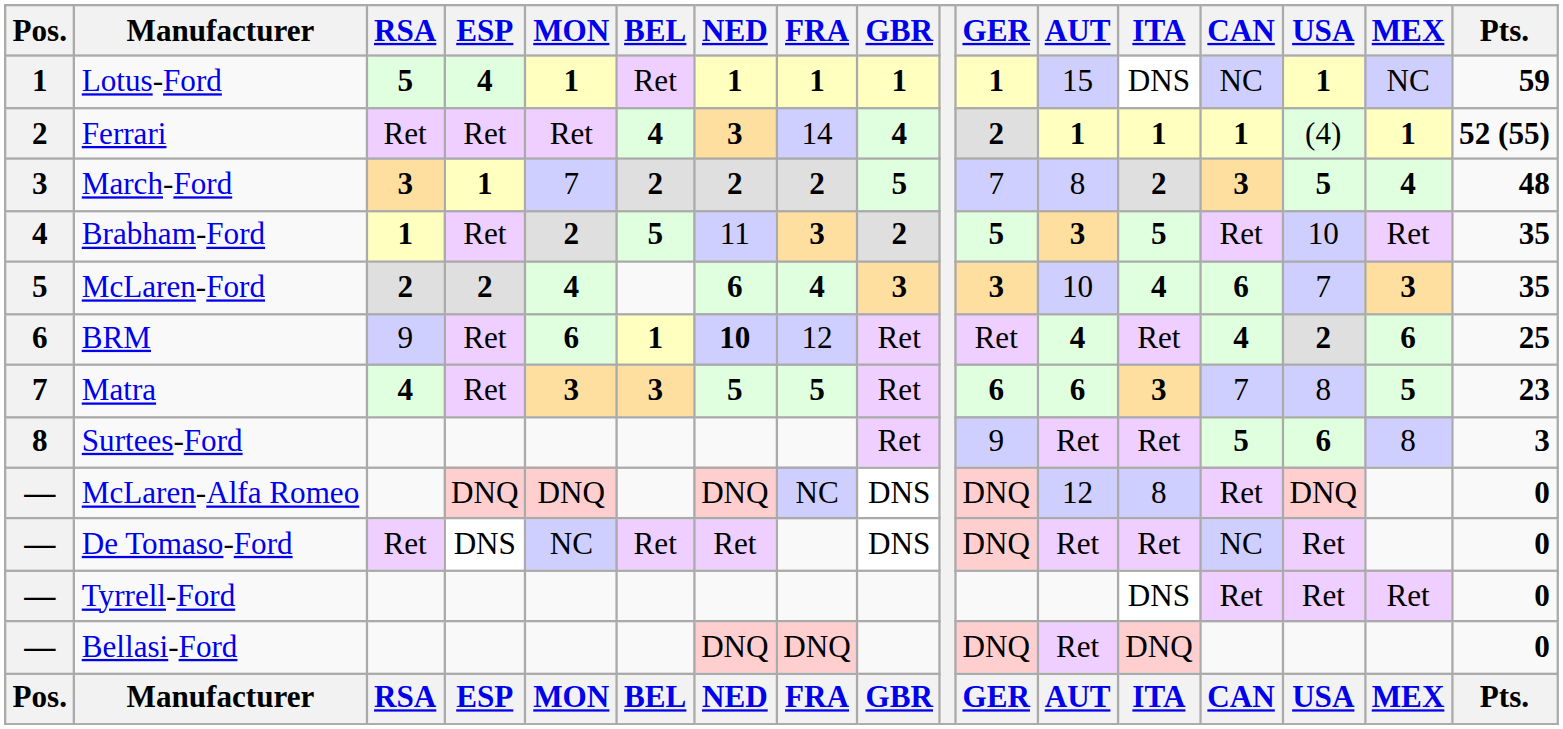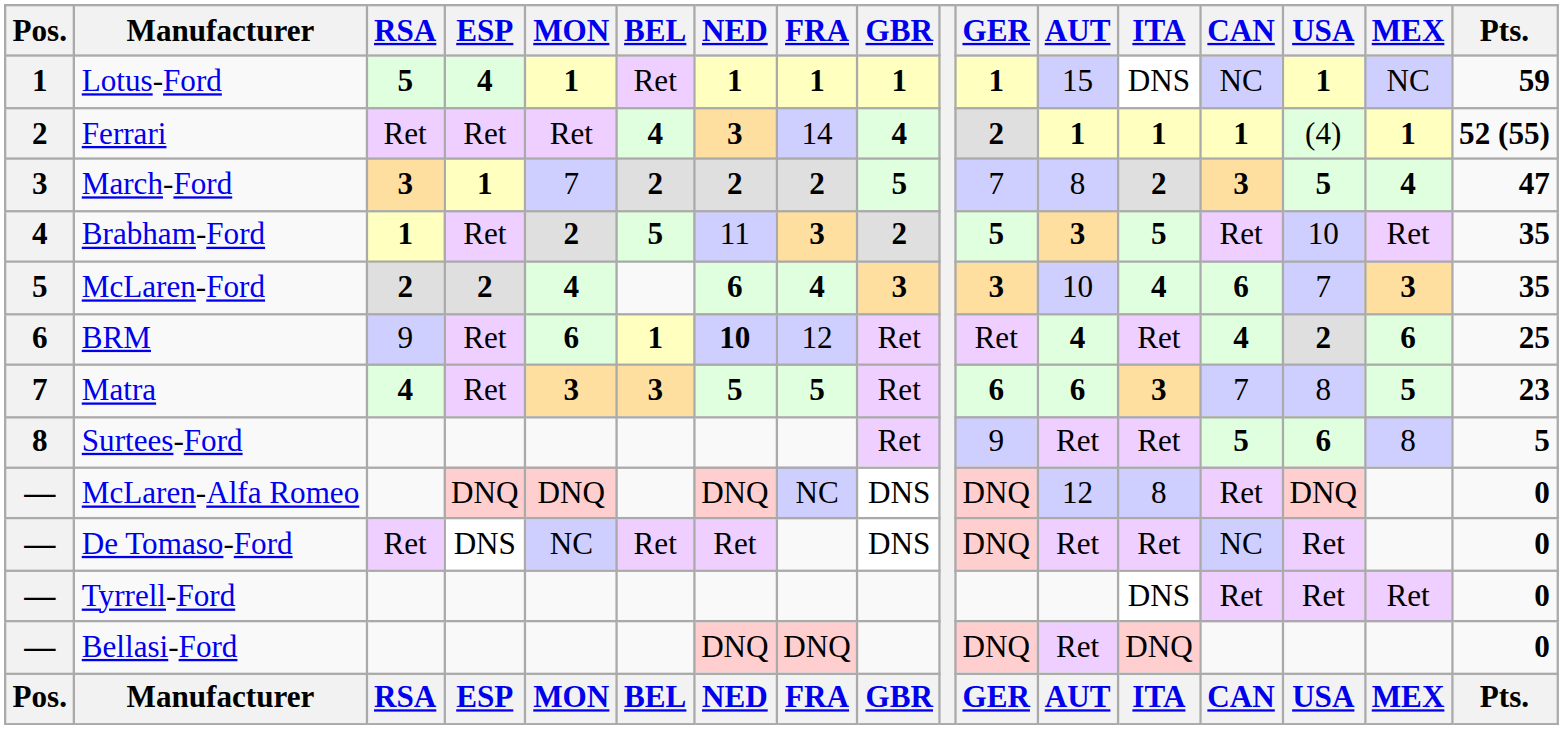(1534, 183) 48 -> (1534, 183) 47
(1542, 440) 3 -> (1542, 440) 5
